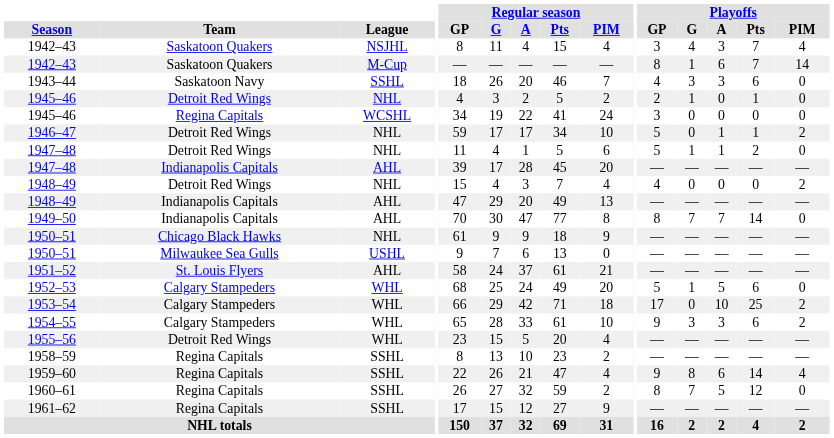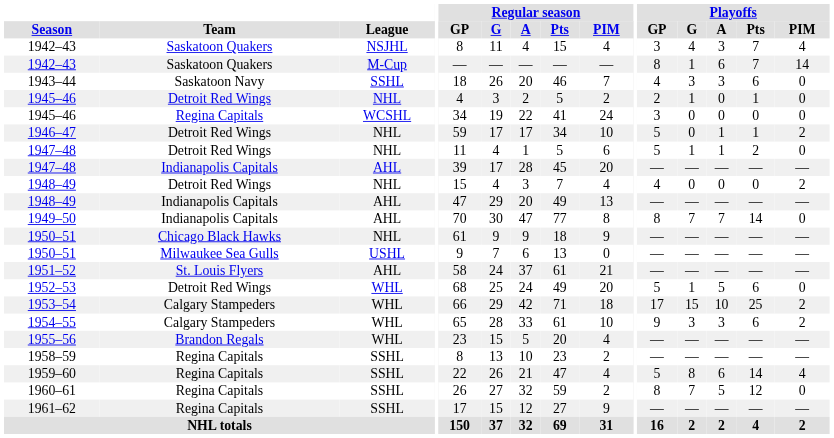(219, 287) Calgary Stampeders -> (219, 287) Detroit Red Wings
(692, 305) 0 -> (692, 305) 15
(219, 339) Detroit Red Wings -> (219, 339) Brandon Regals
(657, 373) 9 -> (657, 373) 5
